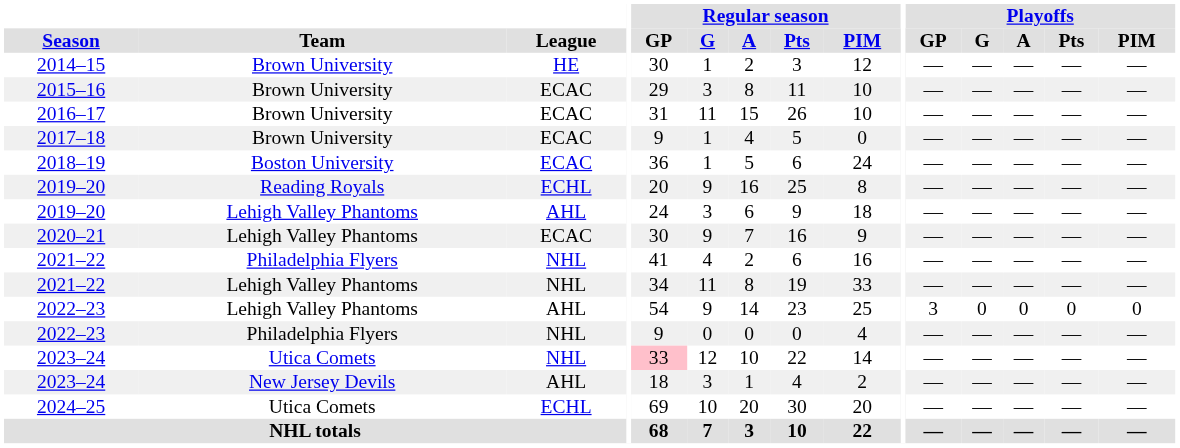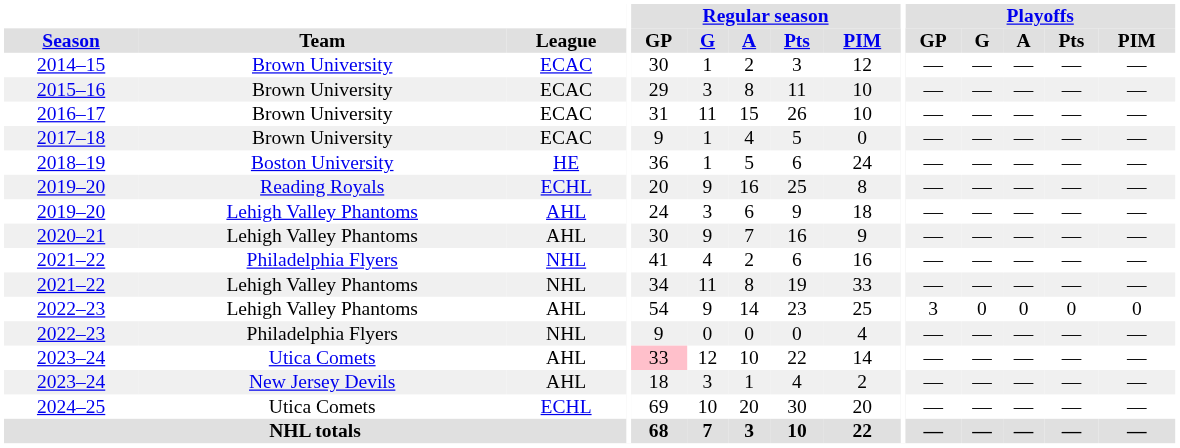(566, 64) HE -> (566, 64) ECAC
(566, 162) ECAC -> (566, 162) HE
(566, 235) ECAC -> (566, 235) AHL
(566, 357) NHL -> (566, 357) AHL
